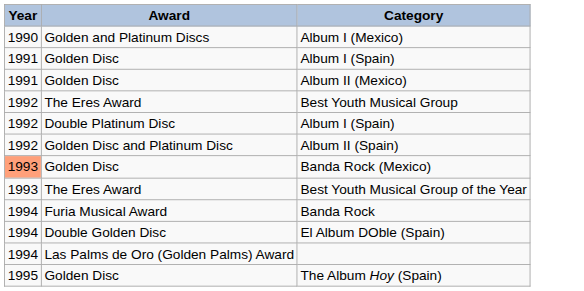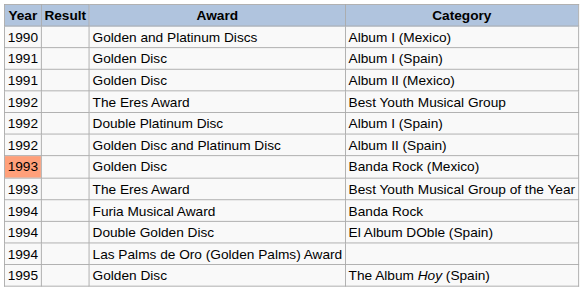+ column: (65, 15)
